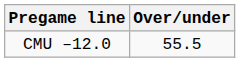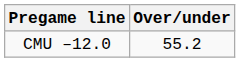(182, 44) 55.5 -> (182, 44) 55.2
